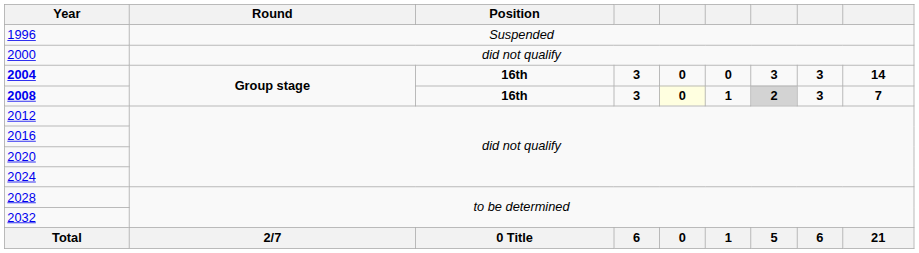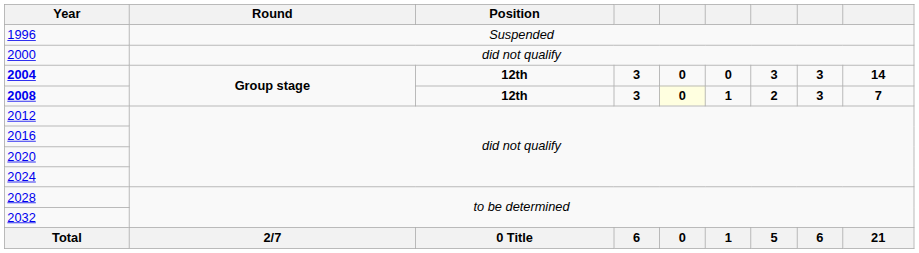(515, 75) 16th -> (515, 75) 12th
(515, 95) 16th -> (515, 95) 12th
(774, 95) lightgrey background -> (774, 95) no background
